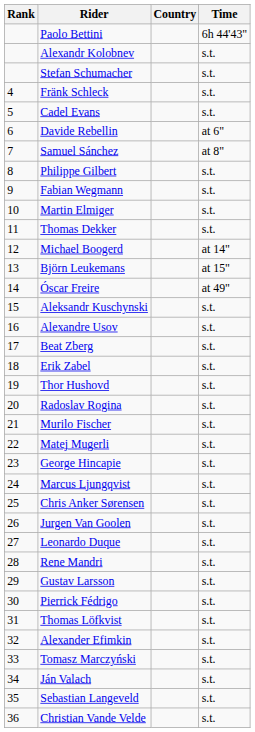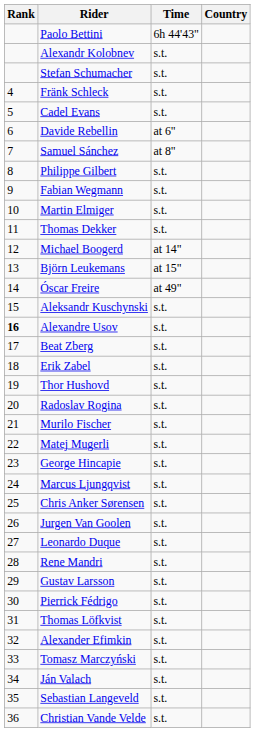columns swapped: (175, 14) <-> (224, 14)
(13, 327) normal -> (13, 327) bold
